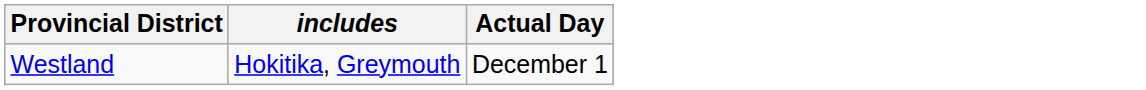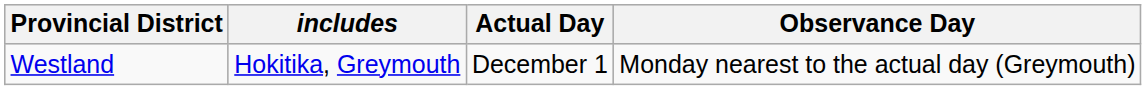+ column: (877, 24)
